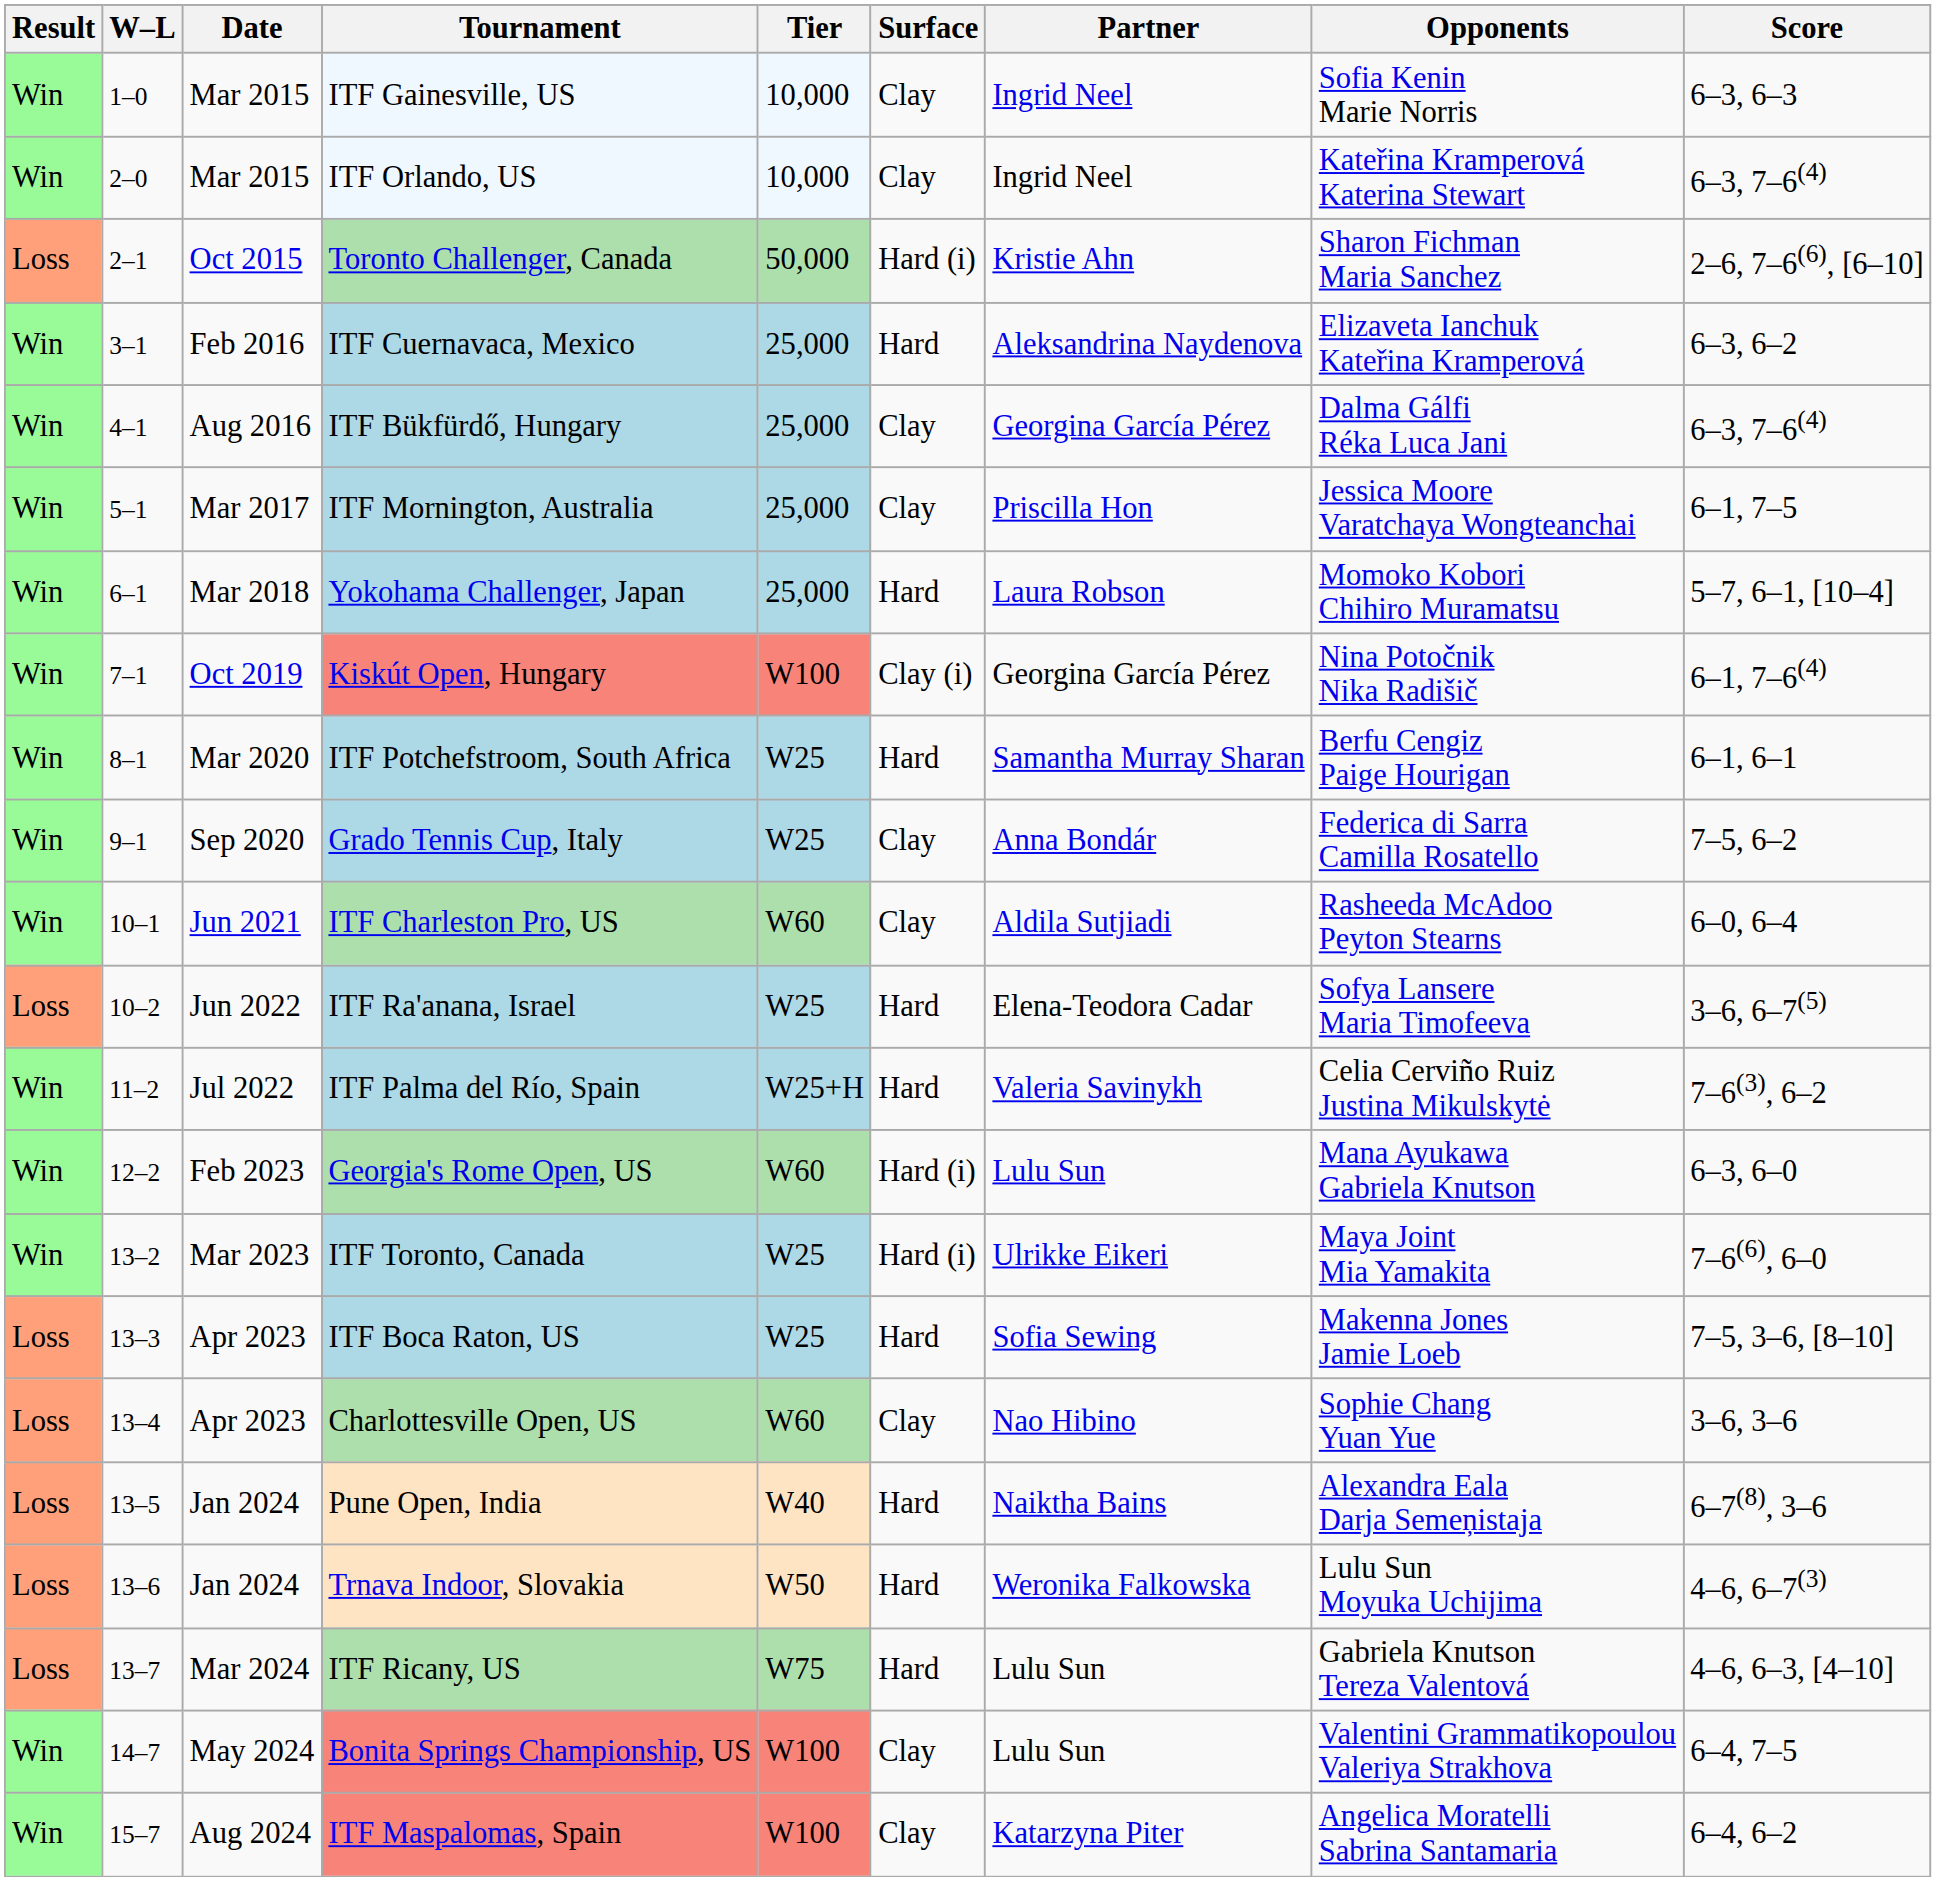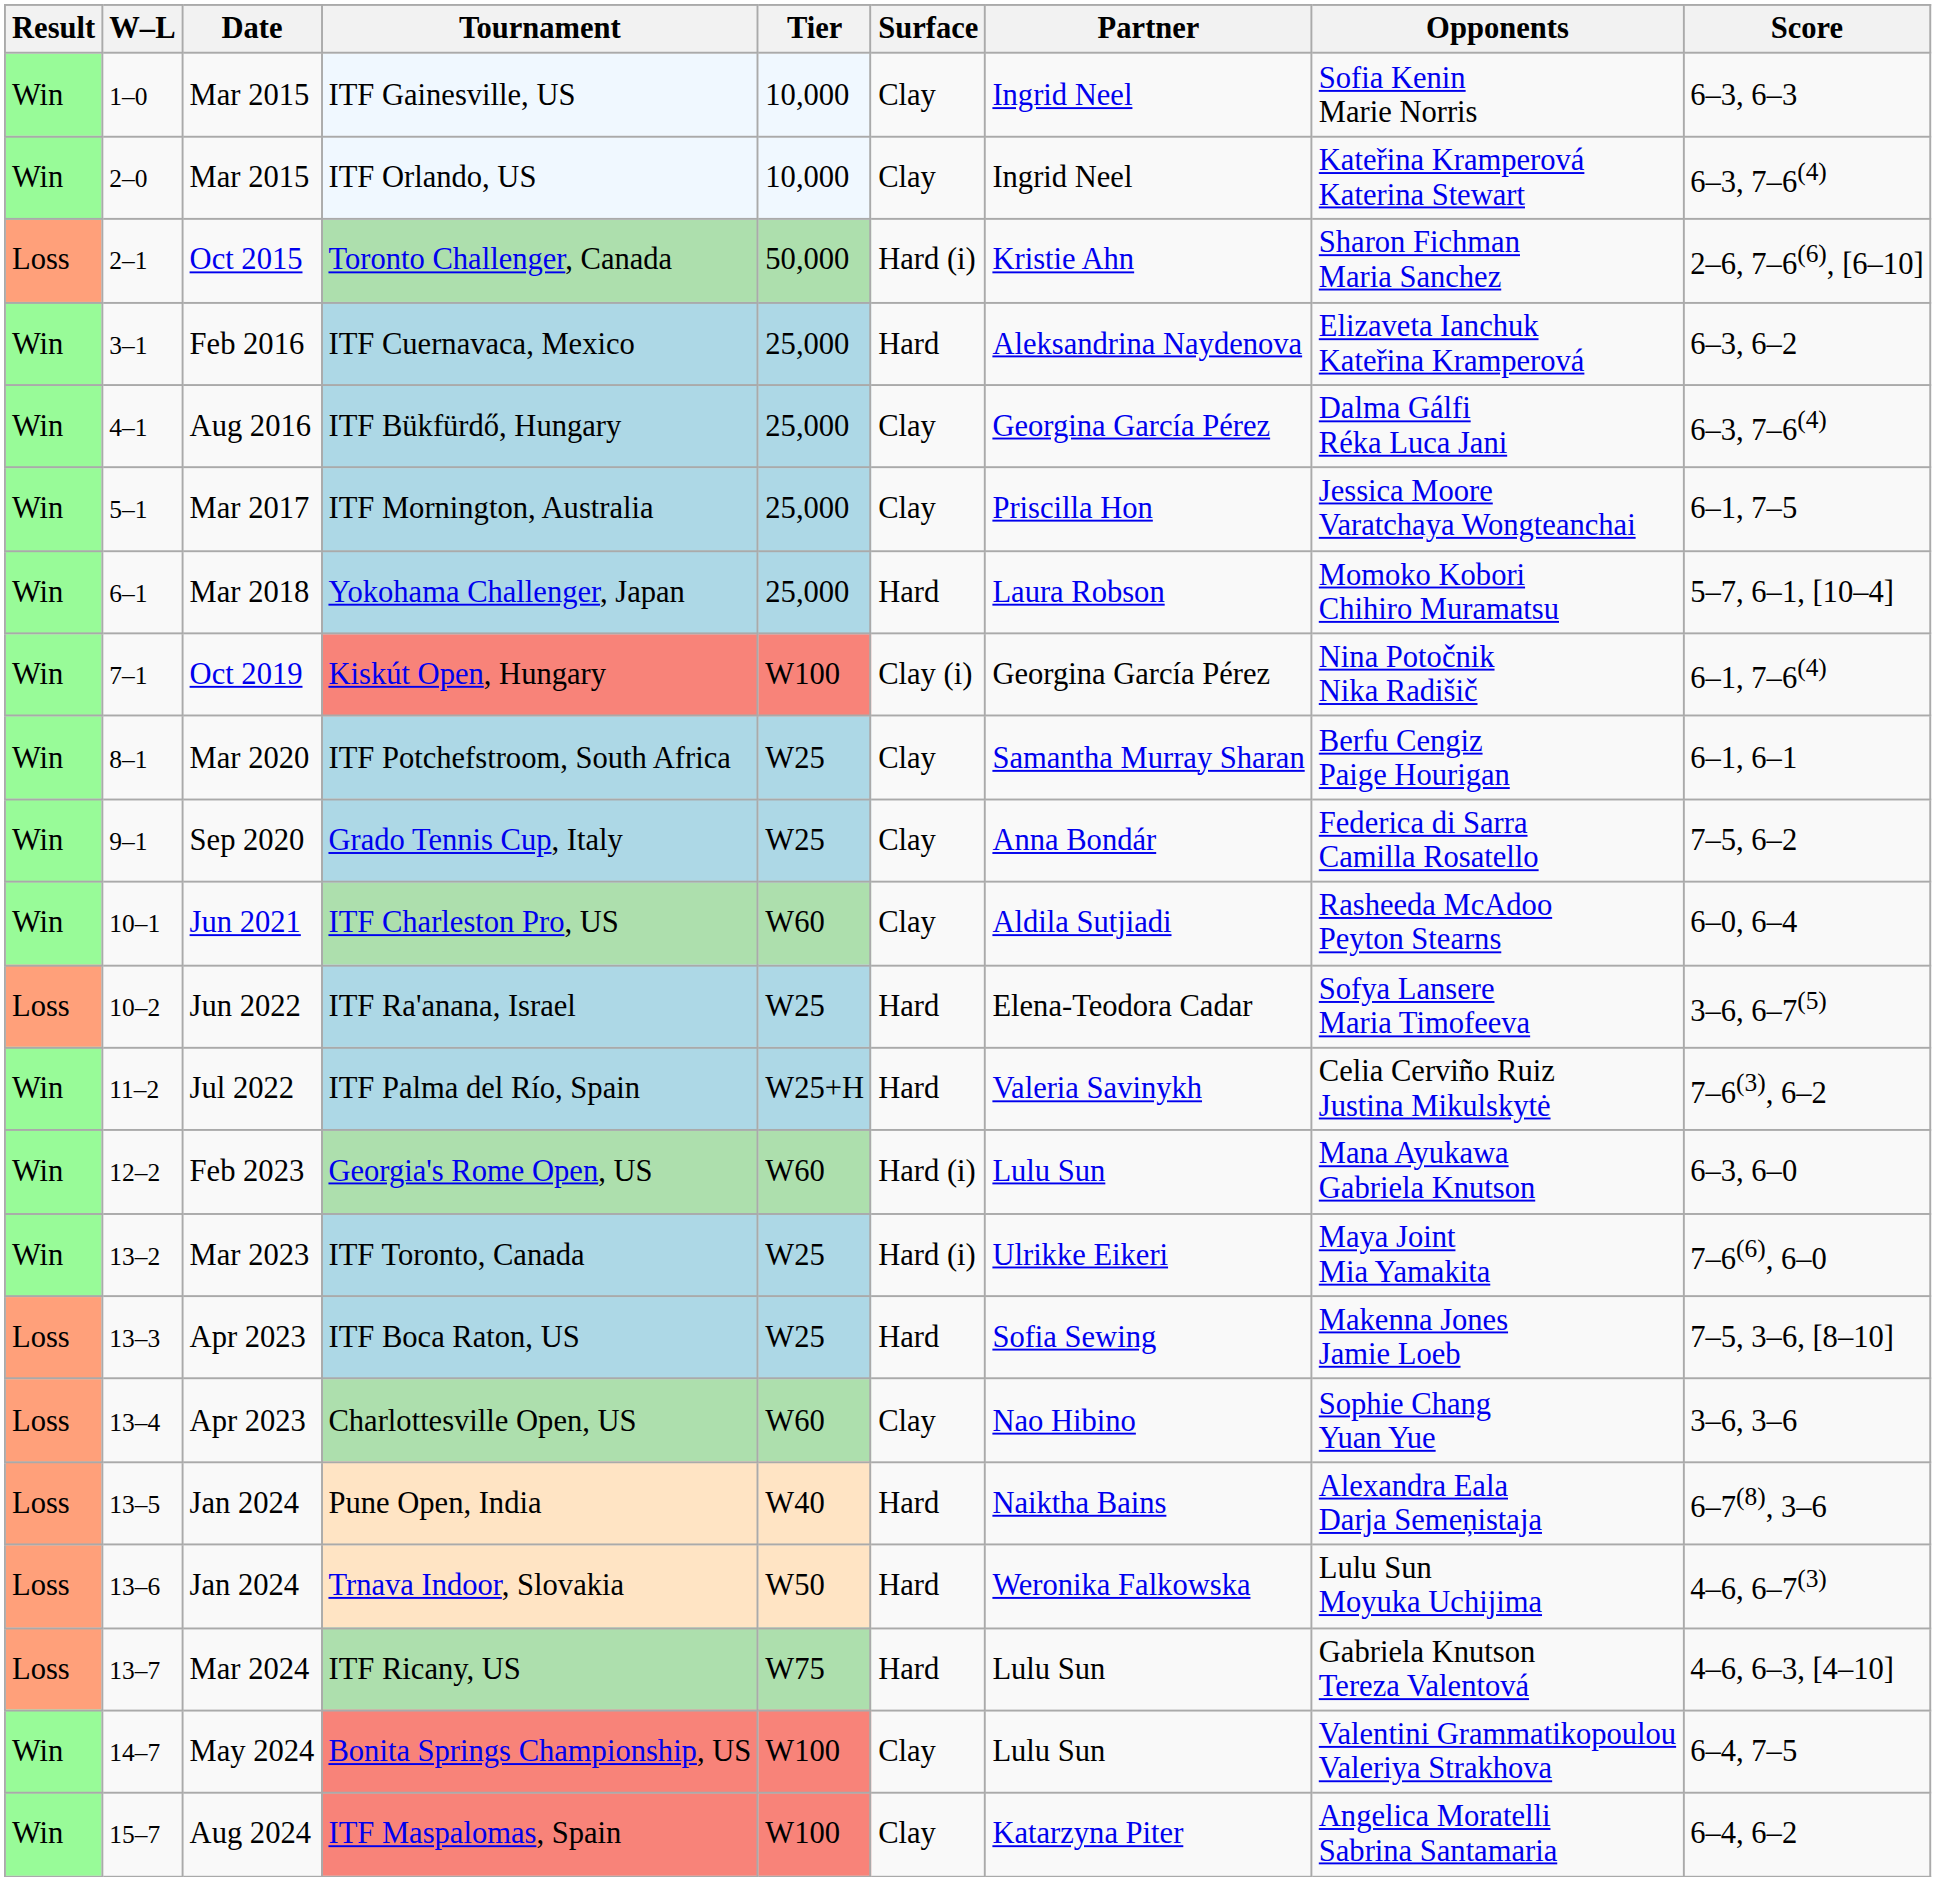(909, 757) Hard -> (907, 757) Clay
